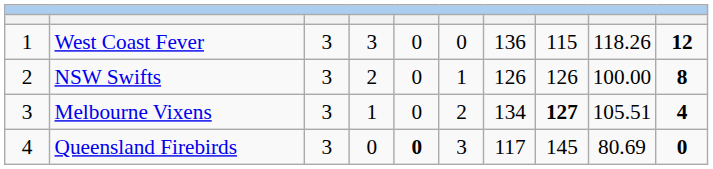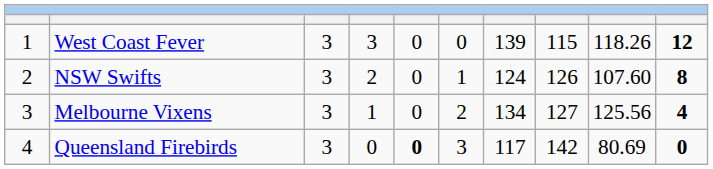(510, 42) 136 -> (510, 42) 139
(510, 77) 126 -> (510, 77) 124
(622, 77) 100.00 -> (622, 77) 107.60
(562, 112) bold -> (562, 112) normal
(622, 112) 105.51 -> (622, 112) 125.56
(562, 147) 145 -> (562, 147) 142
